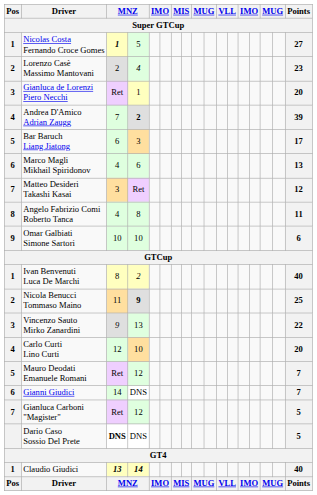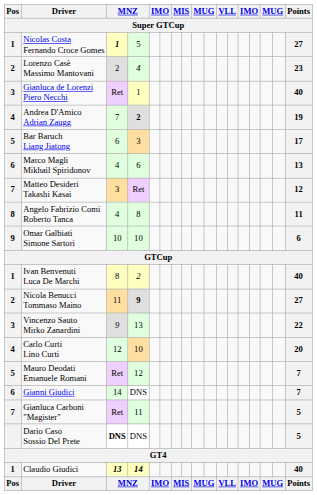(299, 92) 20 -> (299, 92) 40
(299, 117) 39 -> (299, 117) 19
(299, 300) 25 -> (299, 300) 27
(138, 411) 12 -> (138, 411) 11
